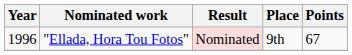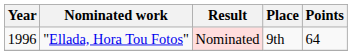(313, 38) 67 -> (313, 38) 64
